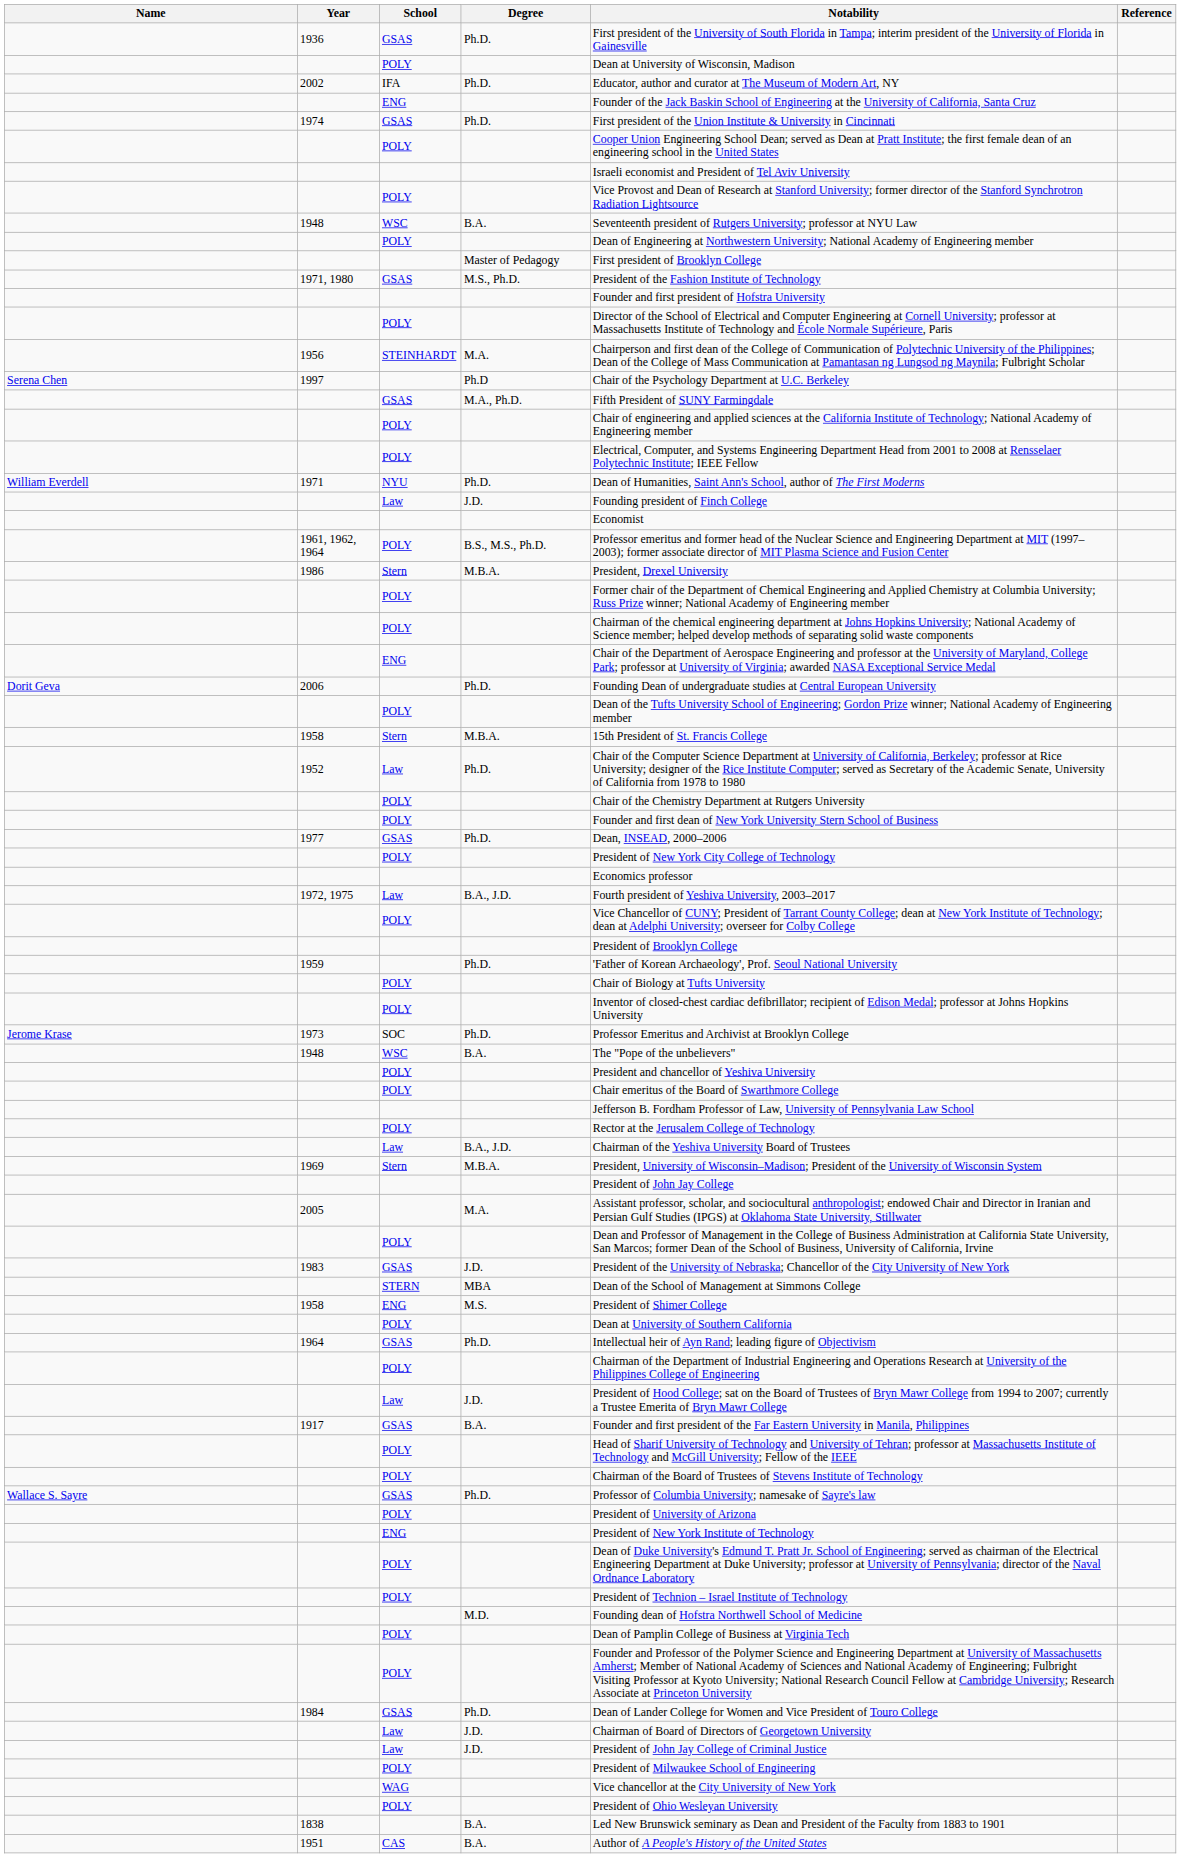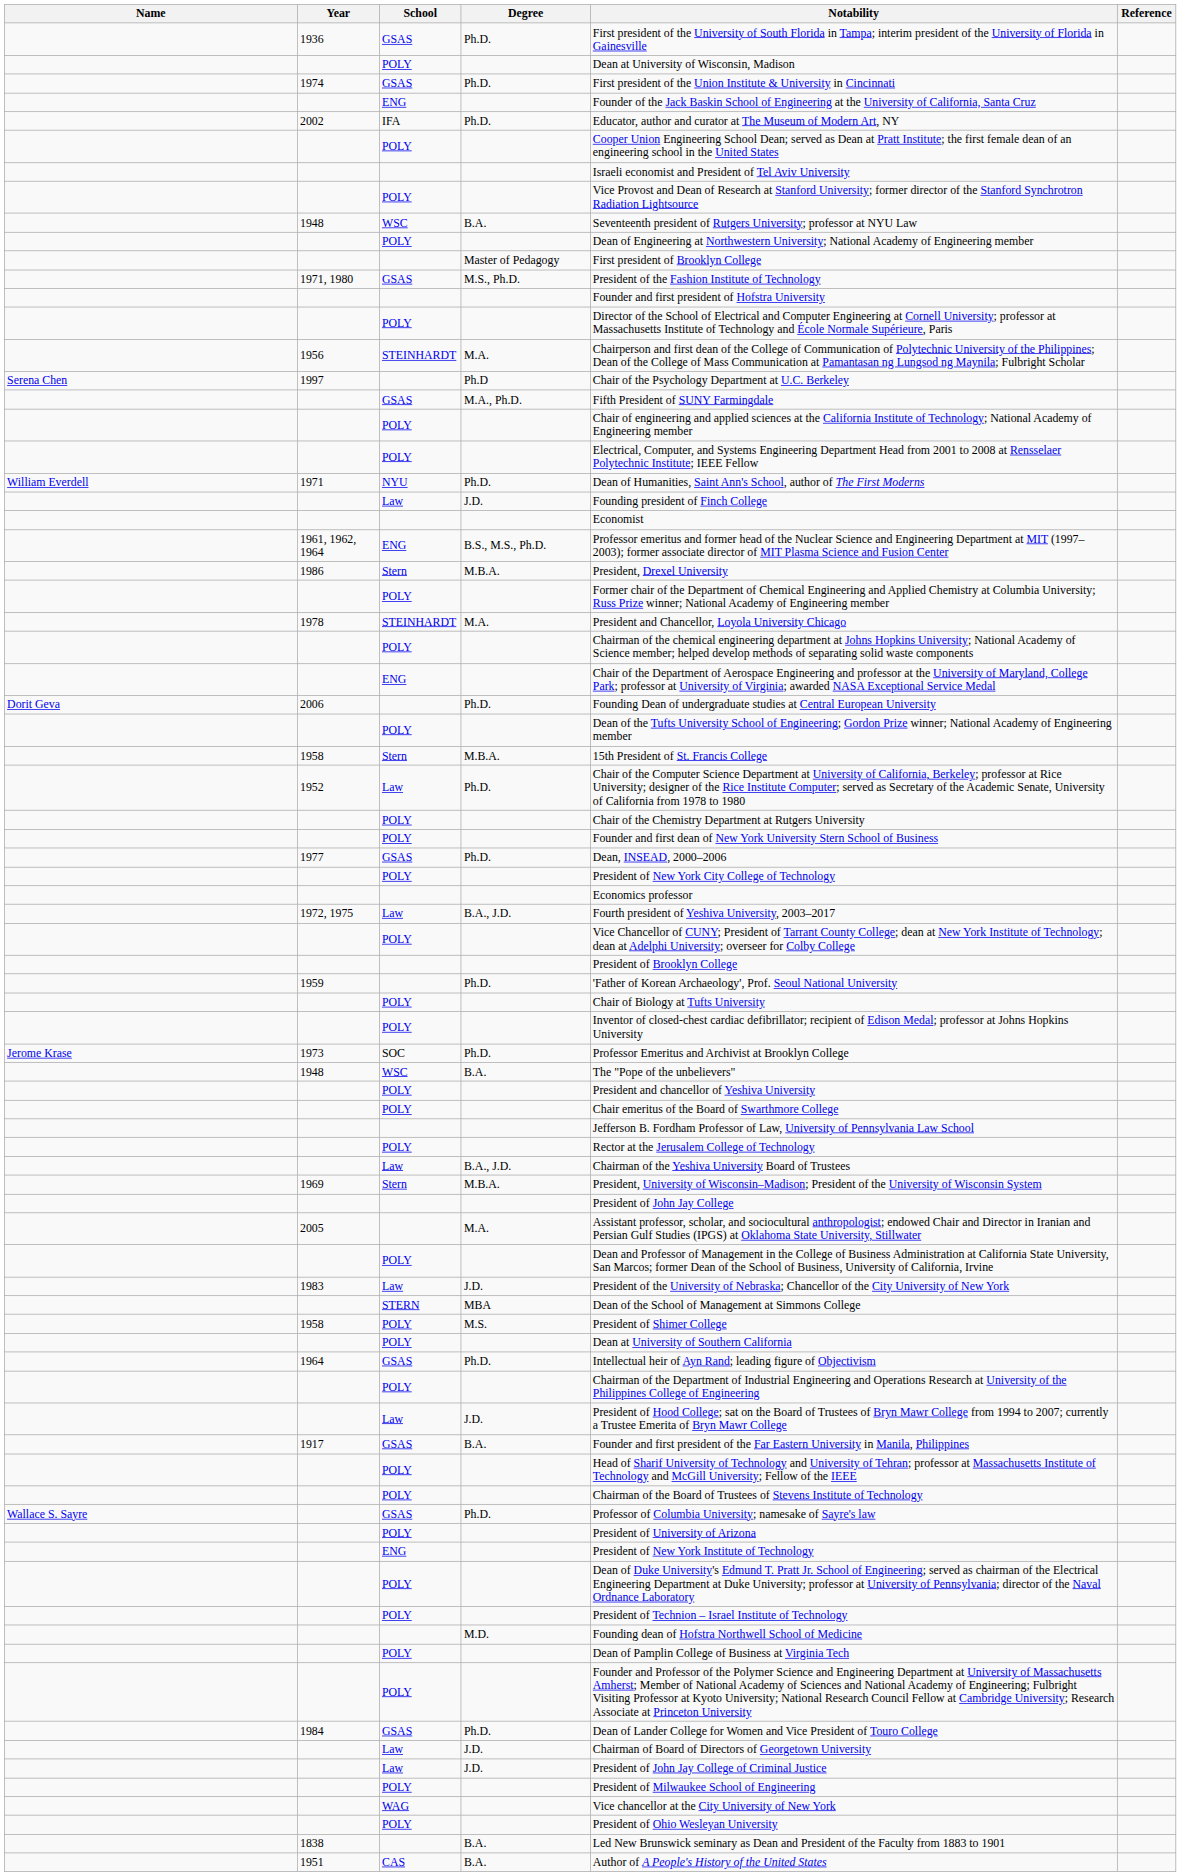rows swapped: (312, 83) <-> (312, 121)
(397, 545) POLY -> (394, 545) ENG
+ row: (312, 621)
(397, 1267) GSAS -> (392, 1286) Law
(394, 1305) ENG -> (397, 1323) POLY
